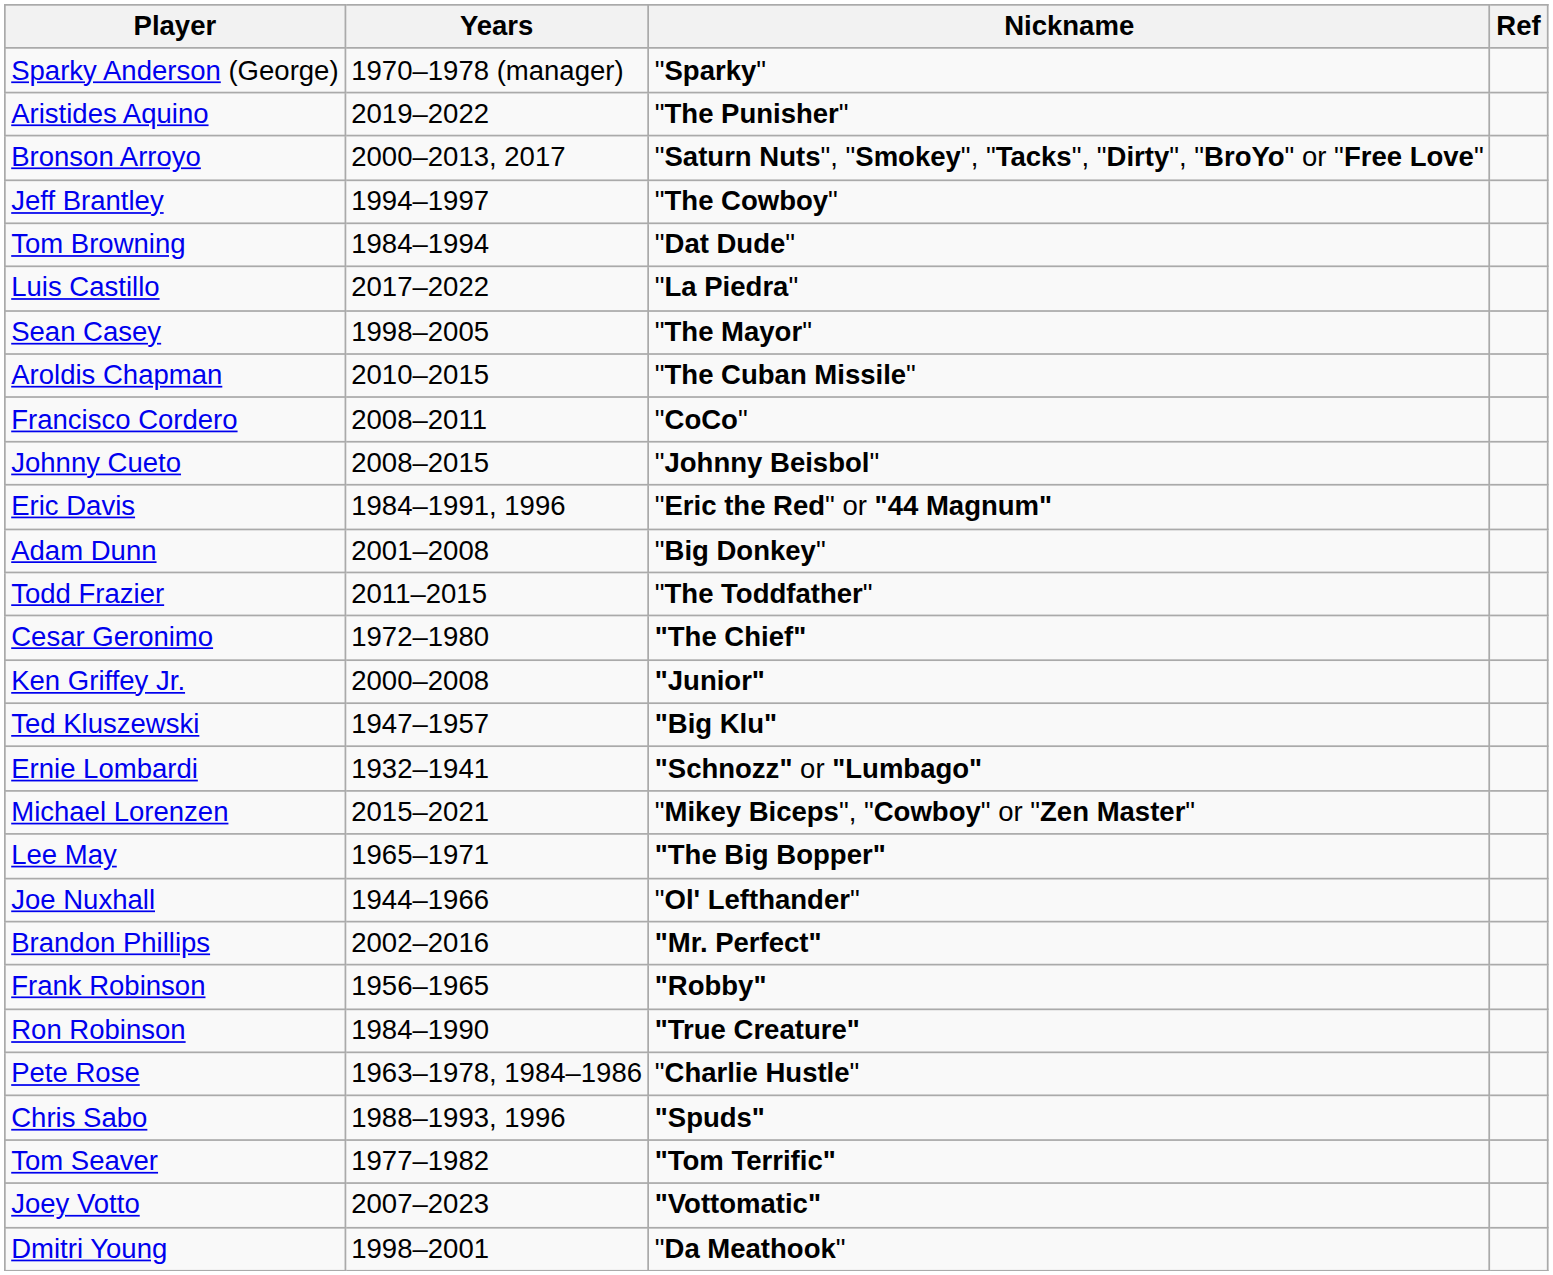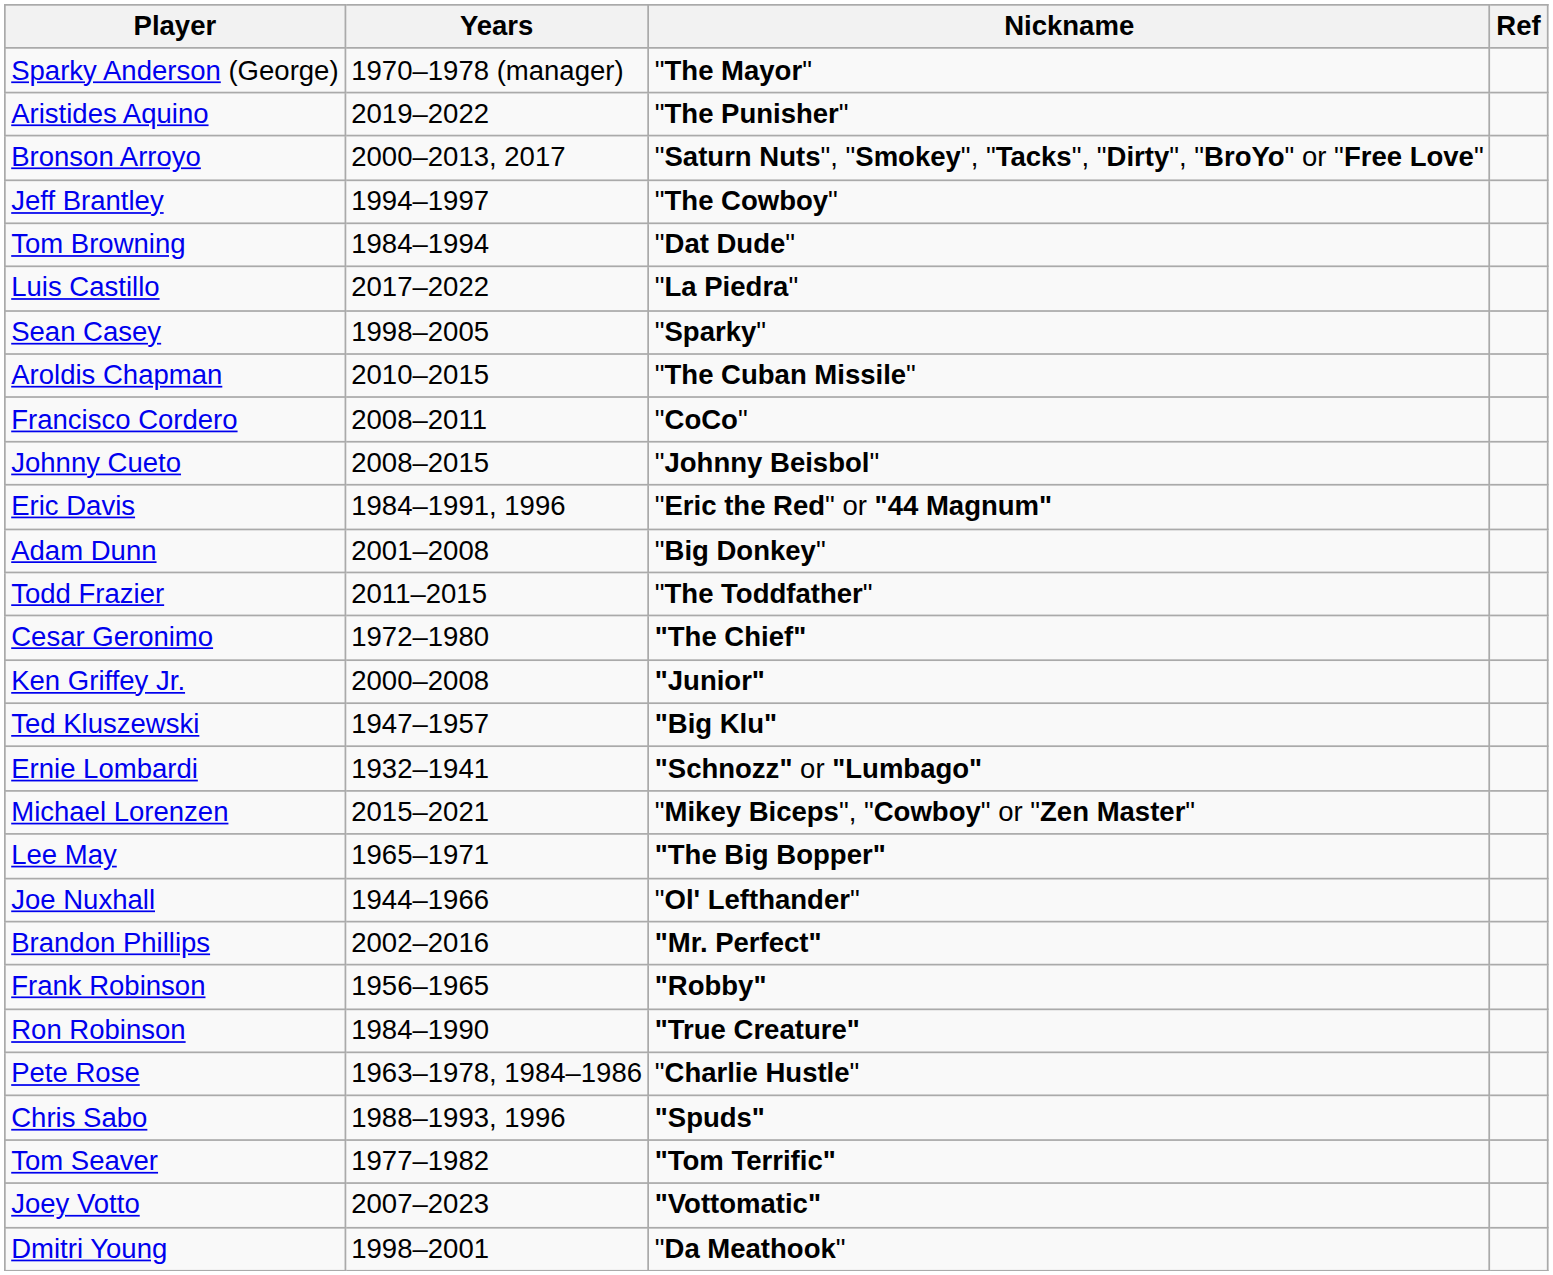(710, 69) "Sparky" -> (733, 69) "The Mayor"
(733, 331) "The Mayor" -> (710, 331) "Sparky"
